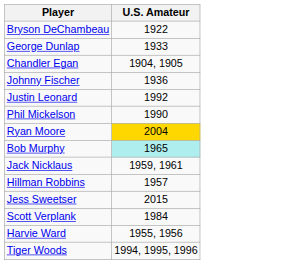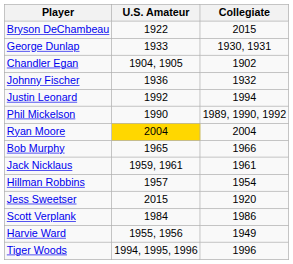+ column: (244, 13)
(156, 149) paleturquoise background -> (156, 149) no background
